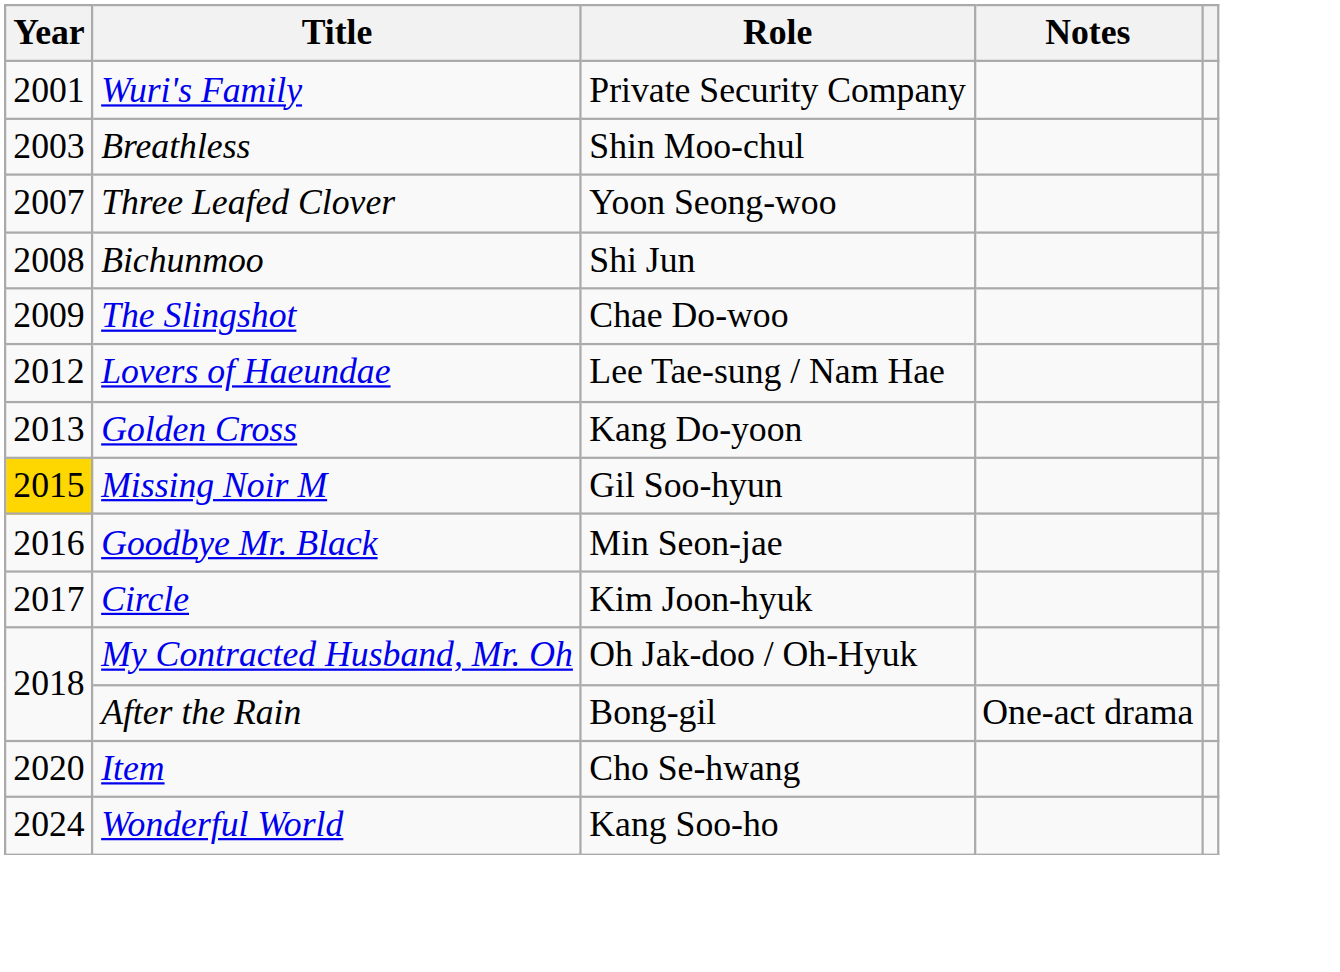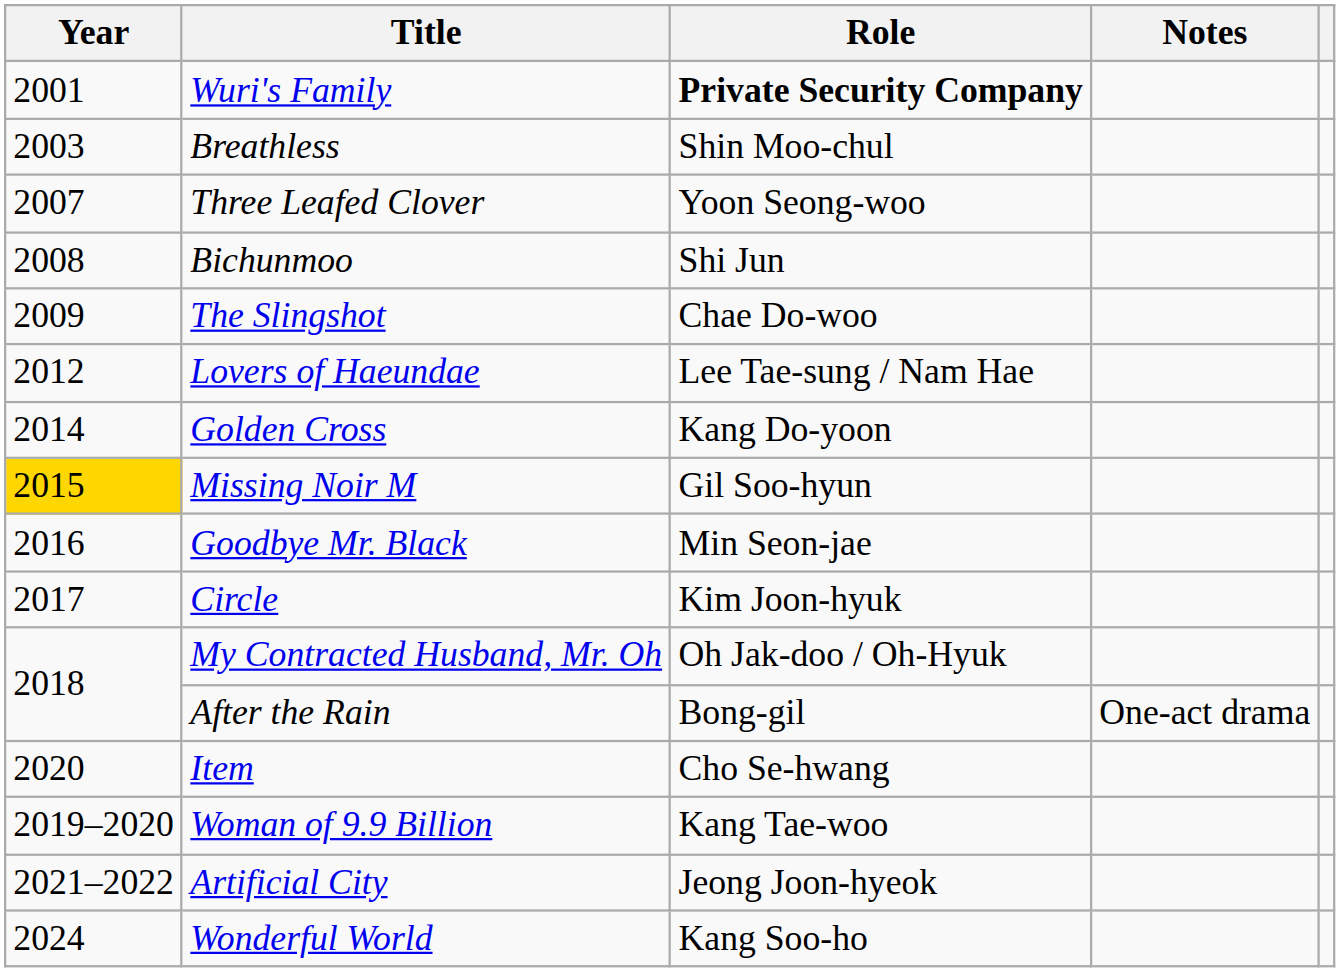(778, 89) normal -> (881, 89) bold
(49, 428) 2013 -> (49, 428) 2014
+ row: (341, 825)
+ row: (289, 881)
